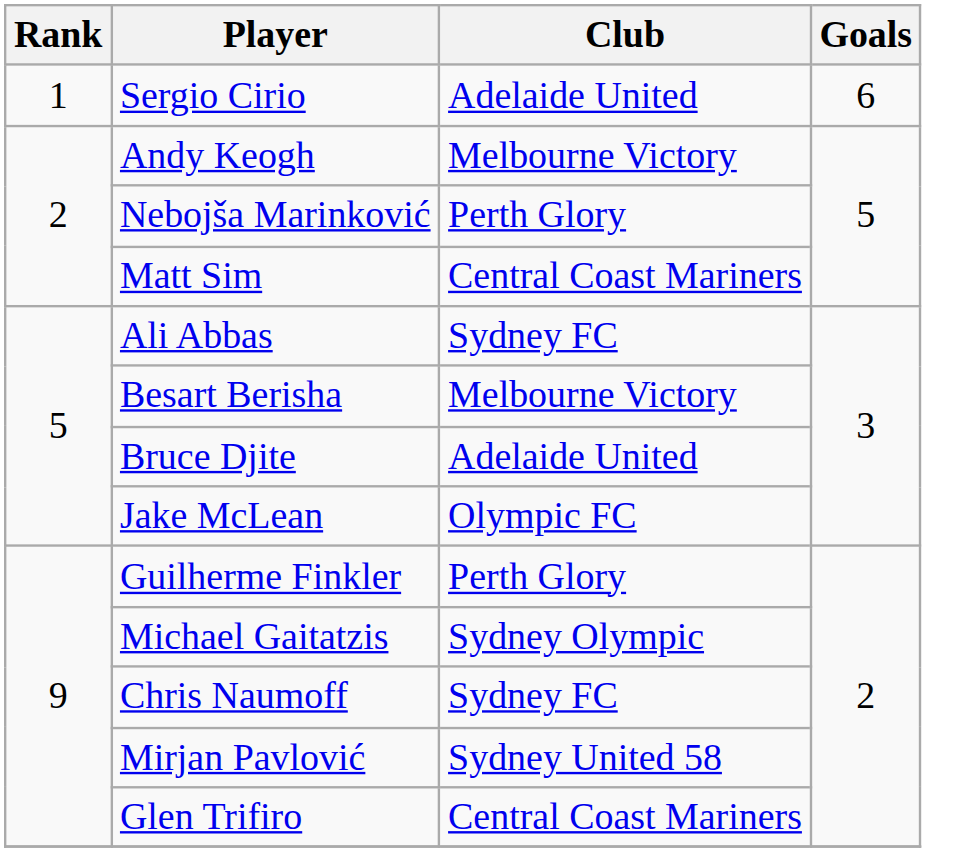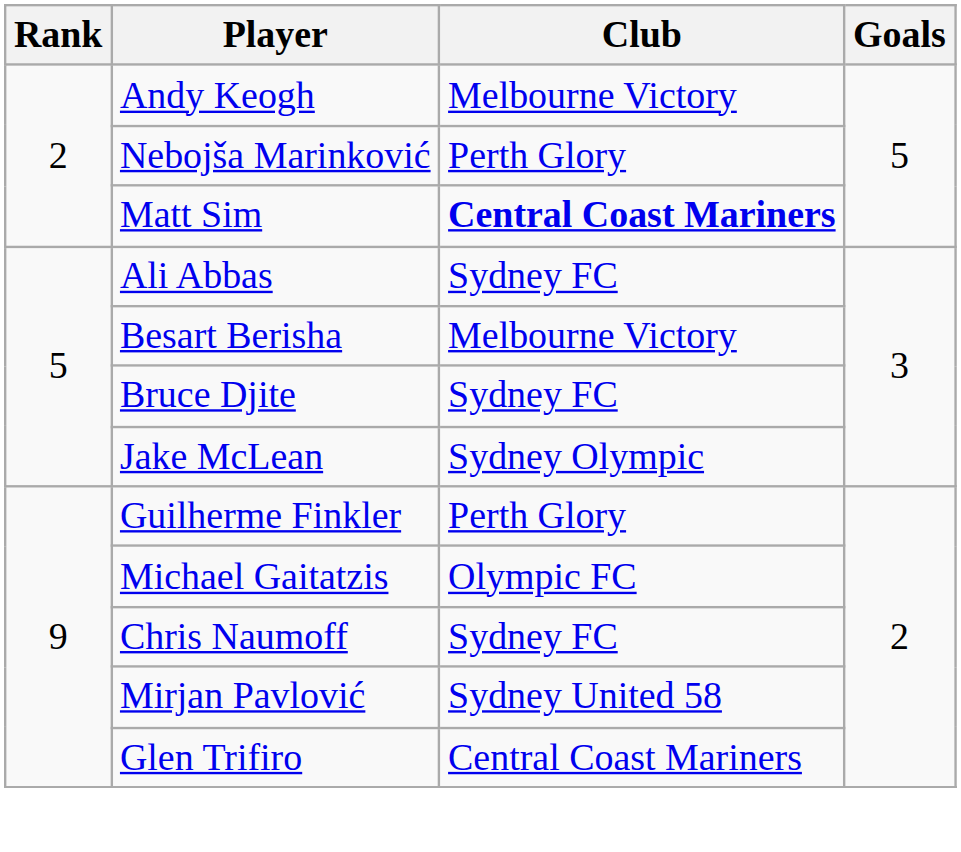- row: (213, 94)
(625, 275) normal -> (642, 214) bold
(573, 455) Adelaide United -> (533, 395) Sydney FC
(542, 515) Olympic FC -> (576, 455) Sydney Olympic
(576, 635) Sydney Olympic -> (542, 575) Olympic FC
